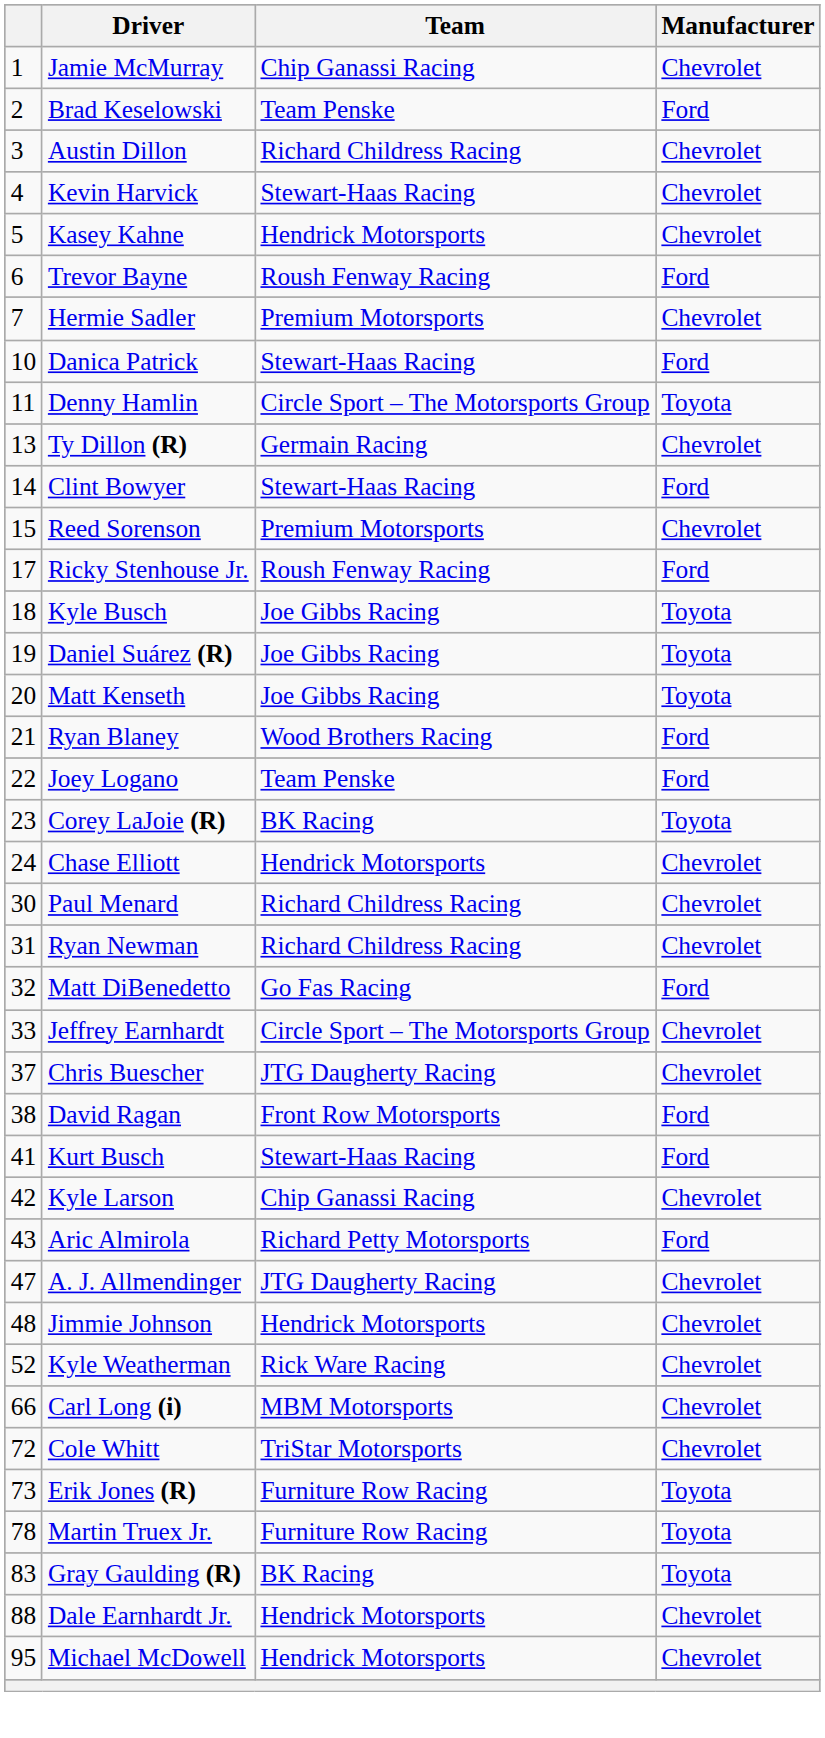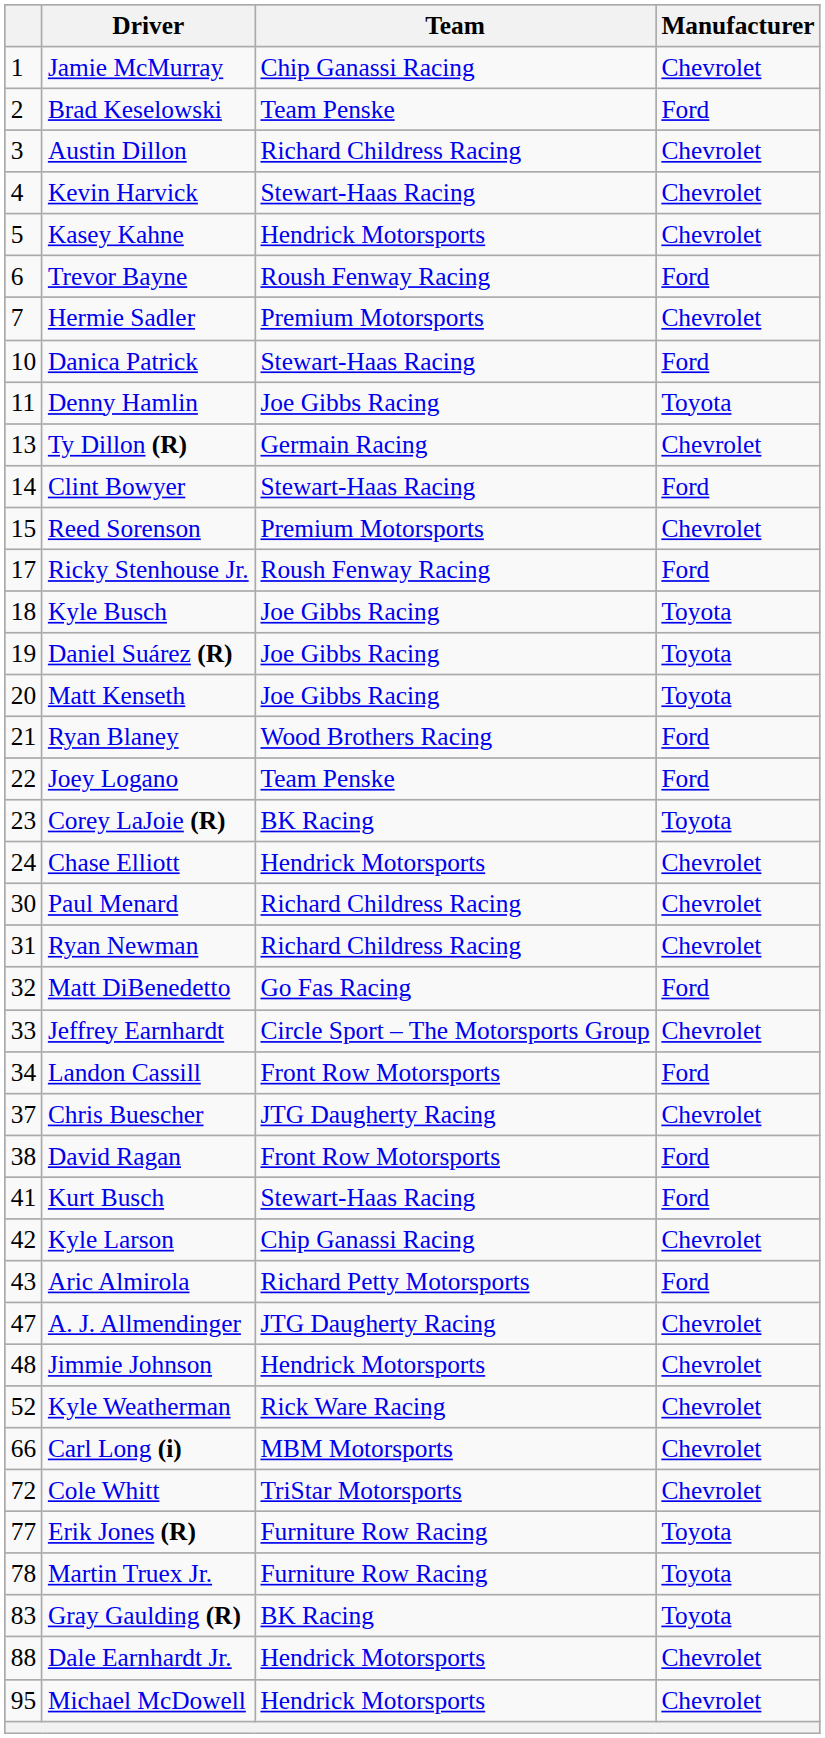(455, 402) Circle Sport – The Motorsports Group -> (350, 402) Joe Gibbs Racing
+ row: (124, 1071)
(23, 1490) 73 -> (23, 1532) 77
